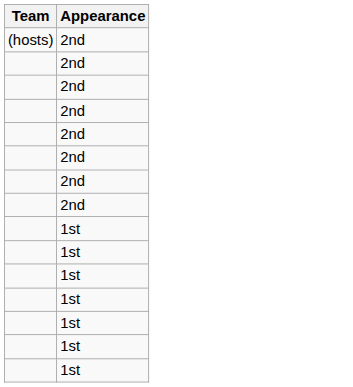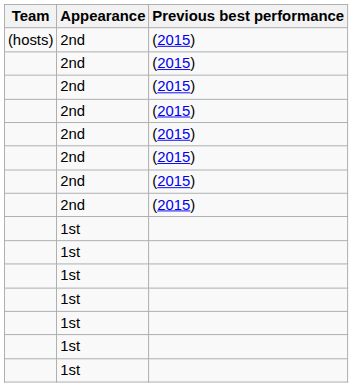+ column: (248, 16)
